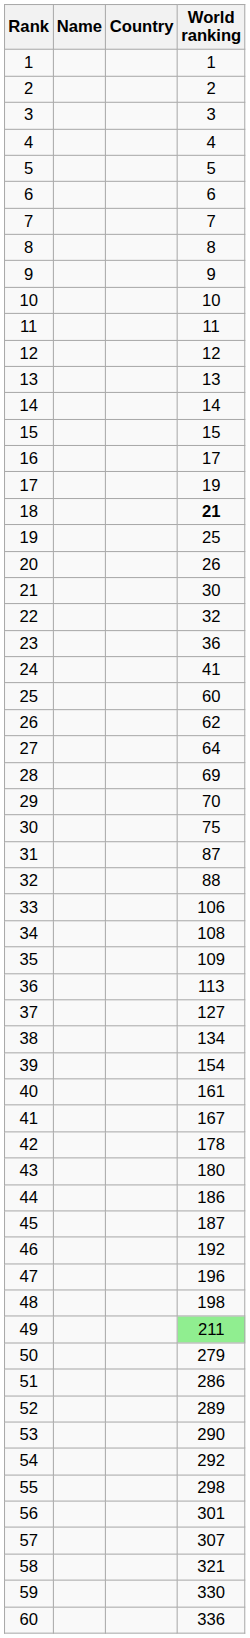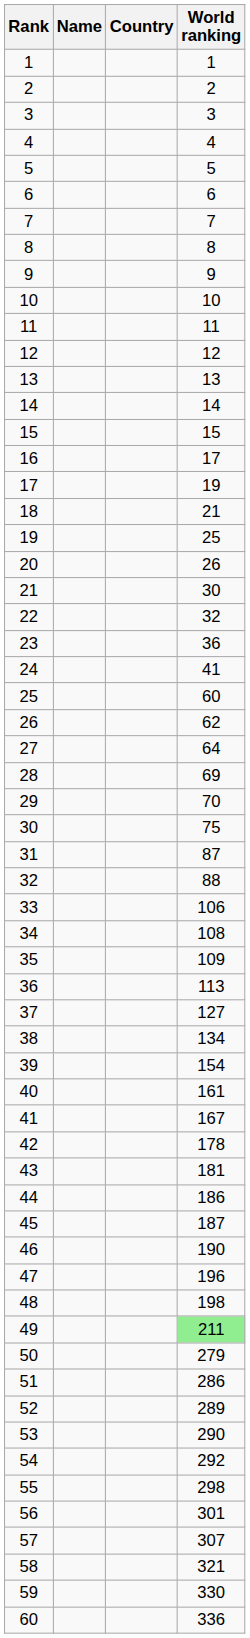(211, 511) bold -> (211, 511) normal
(211, 1171) 180 -> (211, 1171) 181
(211, 1250) 192 -> (211, 1250) 190
